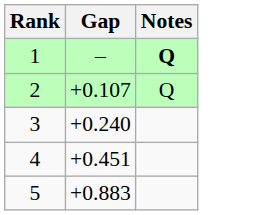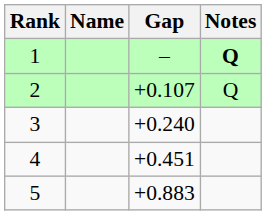+ column: (97, 21)
